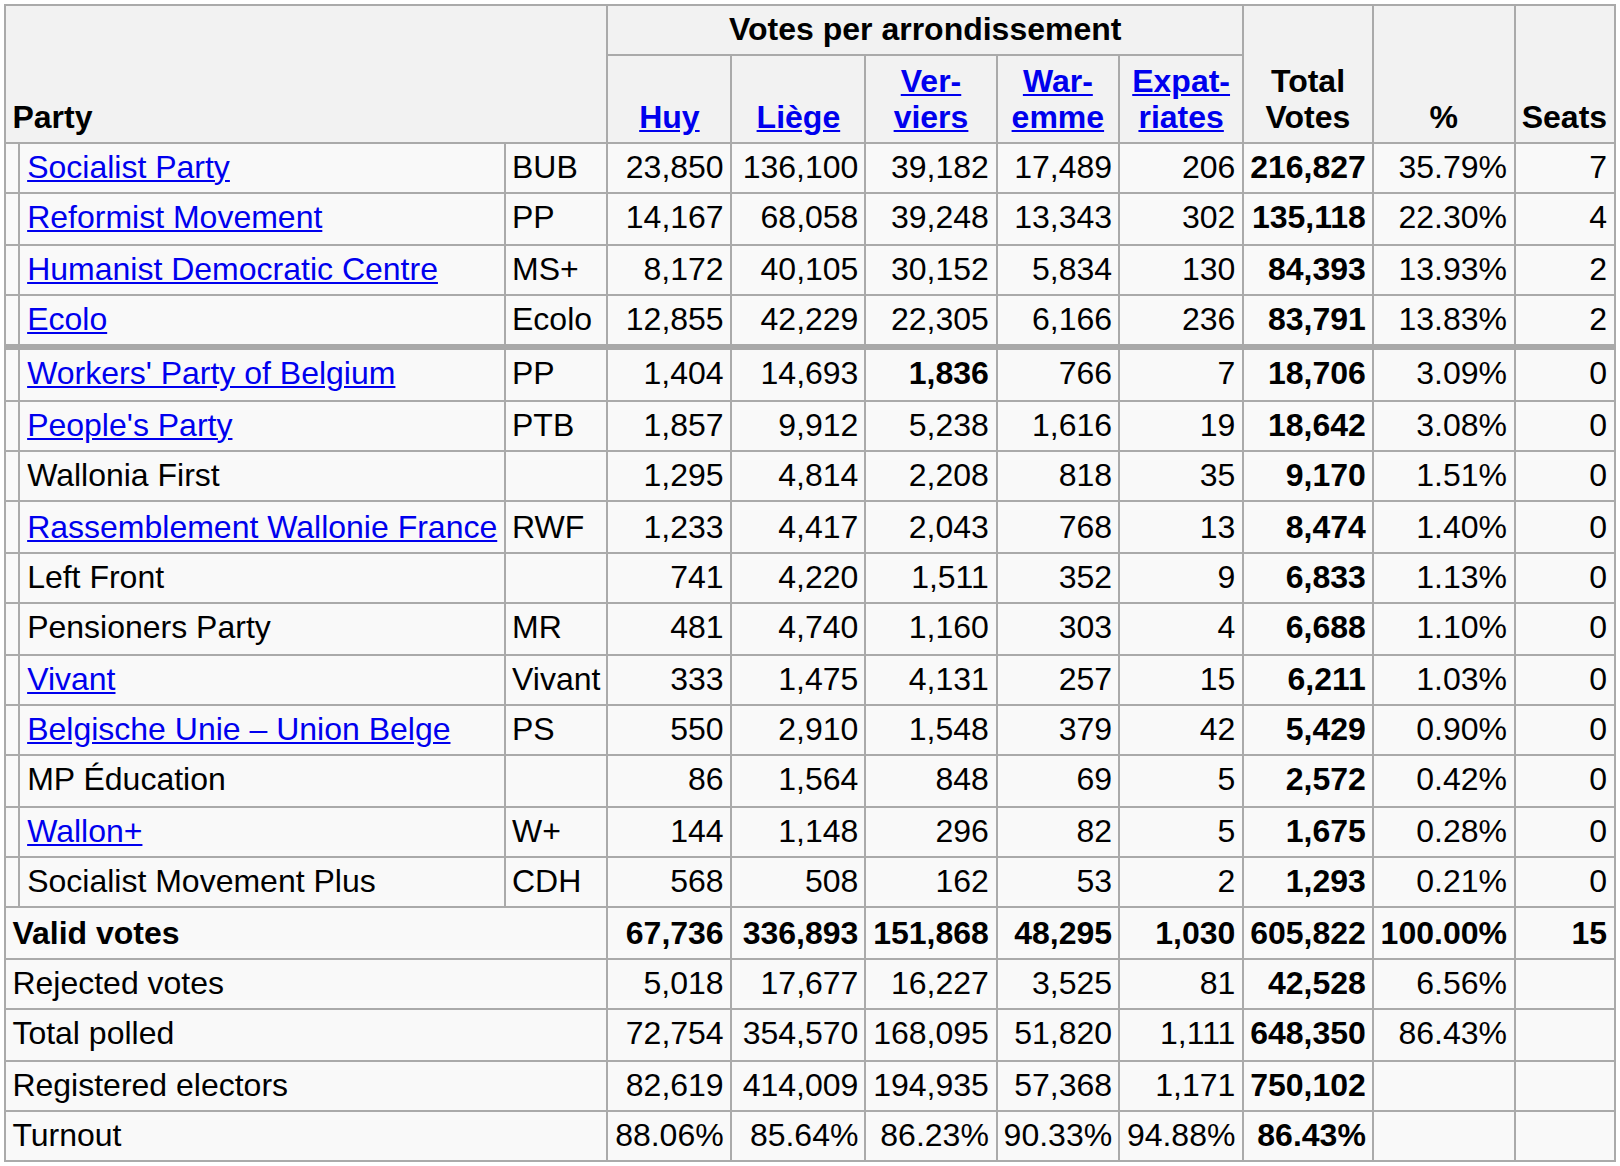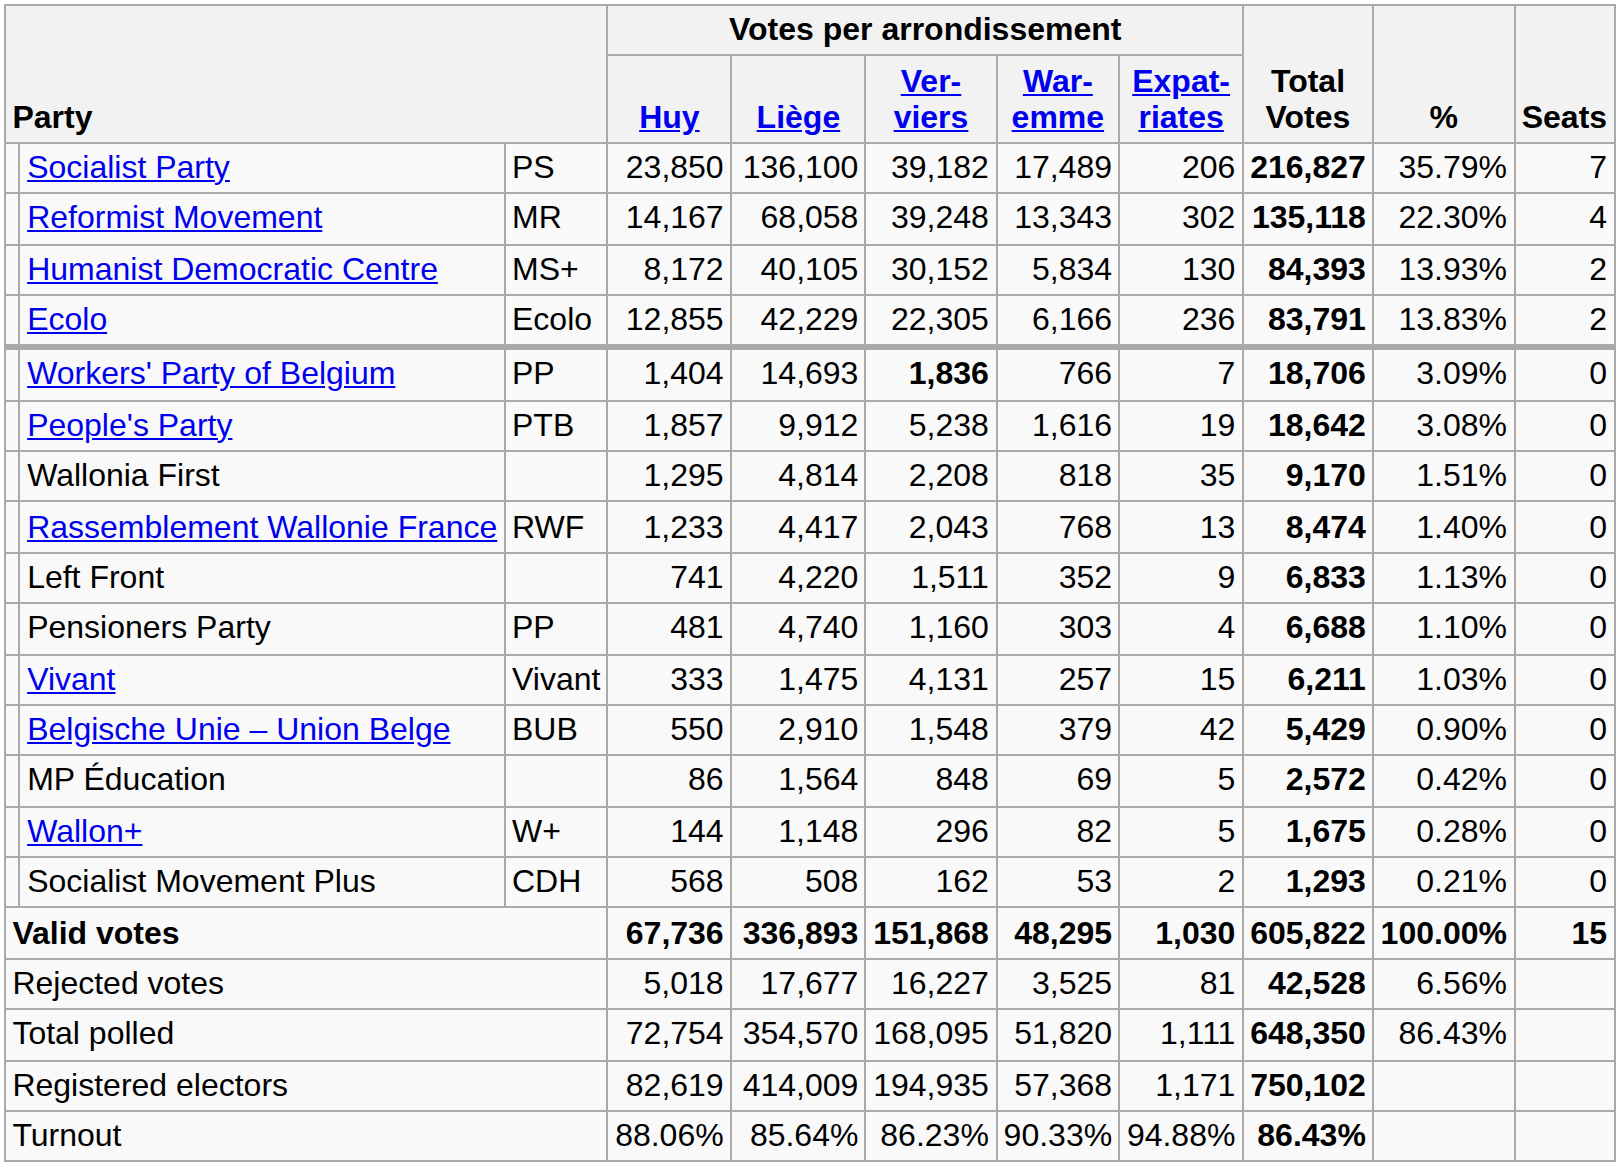(545, 167) BUB -> (533, 167) PS
(533, 218) PP -> (537, 218) MR
(537, 628) MR -> (533, 628) PP
(533, 729) PS -> (545, 729) BUB
